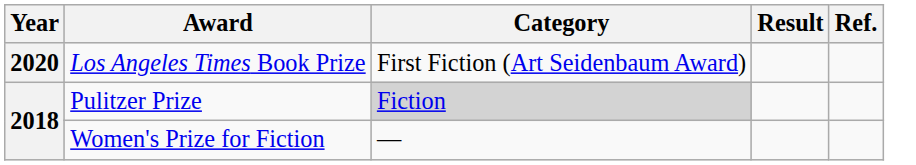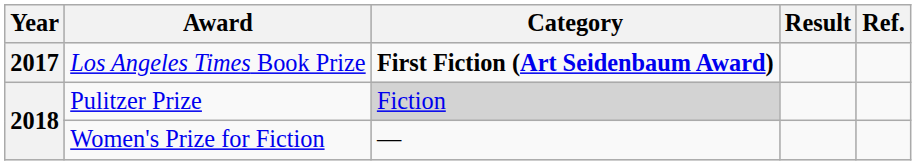(35, 62) 2020 -> (35, 62) 2017
(562, 62) normal -> (575, 62) bold
